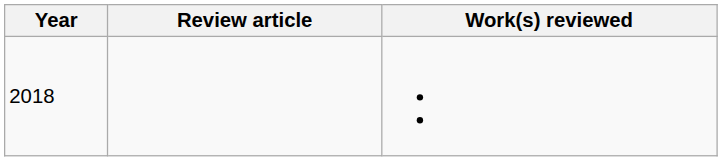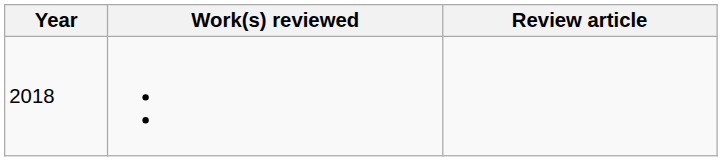columns swapped: (245, 20) <-> (549, 20)
